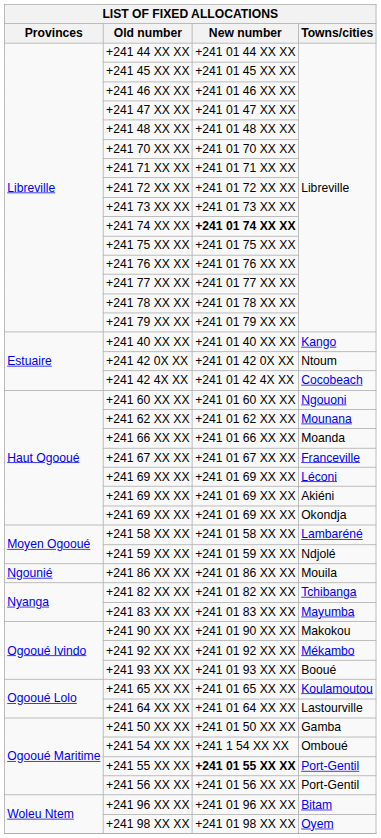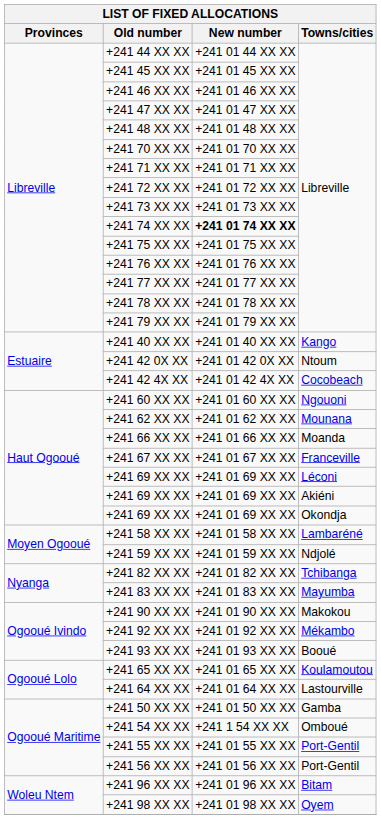- row: (148, 573)
(245, 766) bold -> (245, 746) normal
